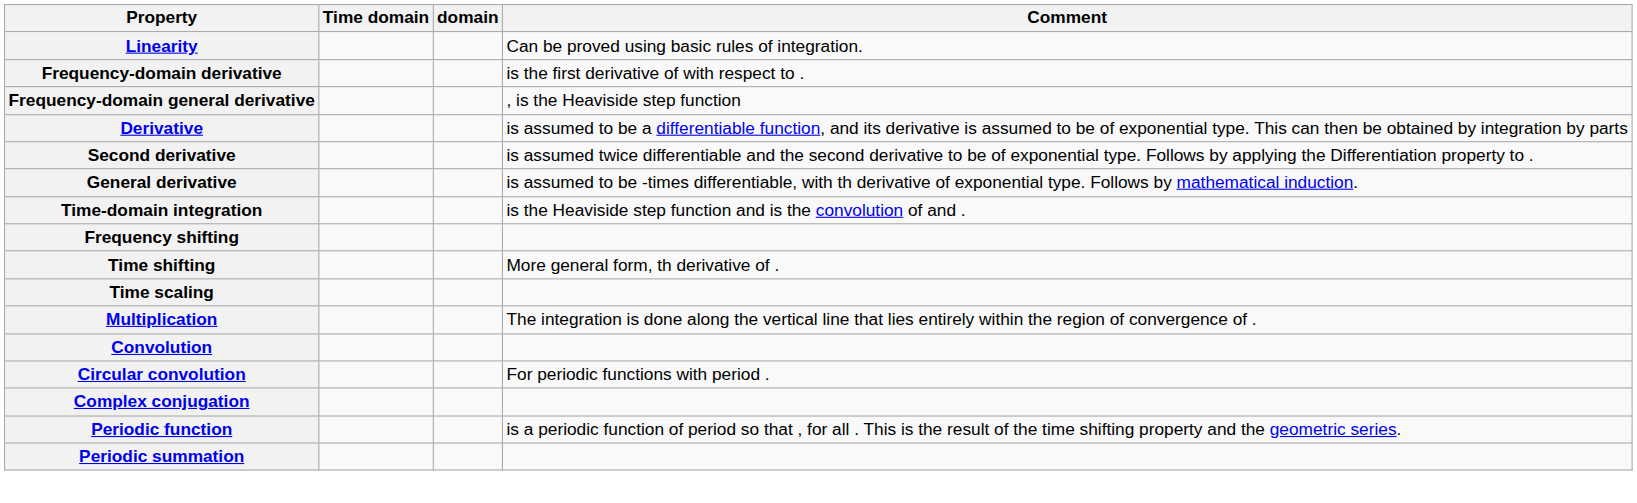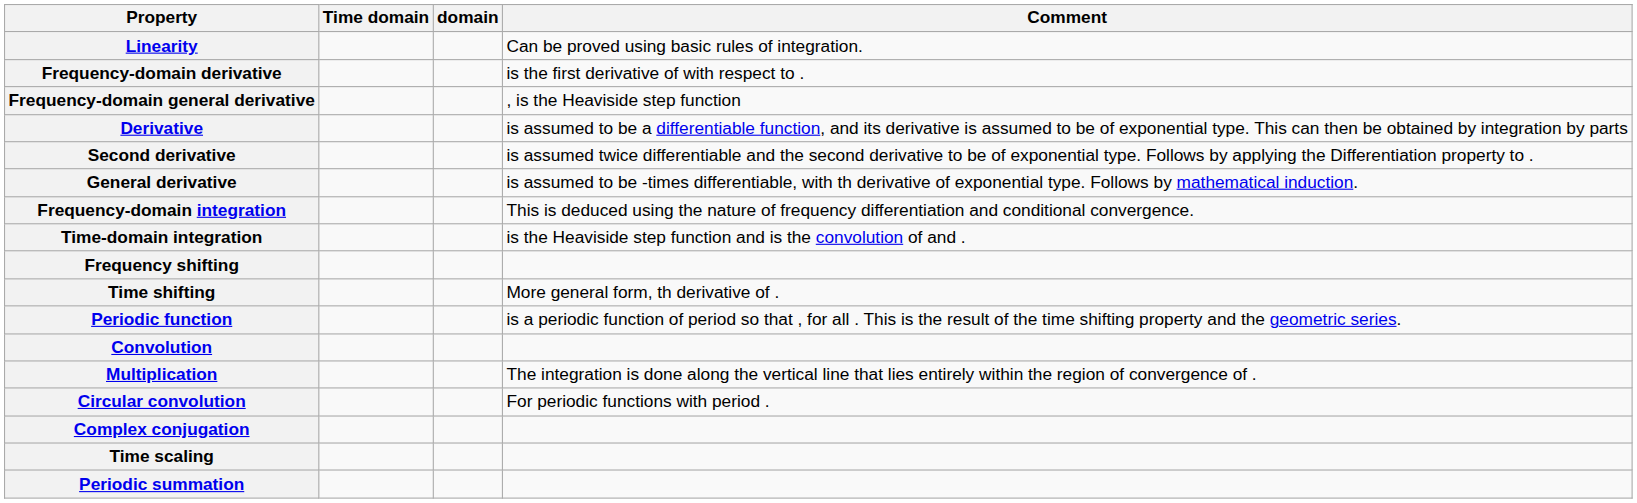+ row: (162, 210)
rows swapped: (162, 292) <-> (162, 429)
rows swapped: (162, 319) <-> (162, 347)
